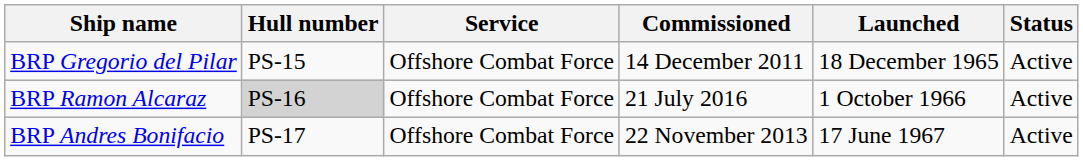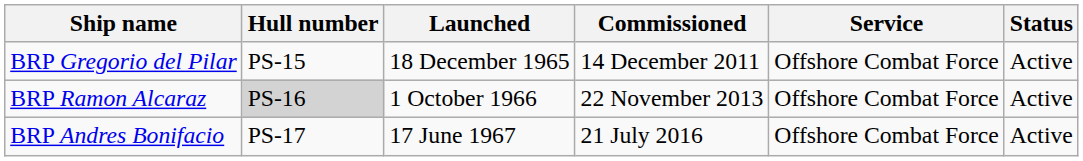columns swapped: (909, 23) <-> (502, 23)
(686, 98) 21 July 2016 -> (672, 98) 22 November 2013
(716, 135) 22 November 2013 -> (642, 135) 21 July 2016
